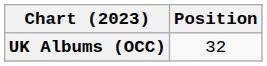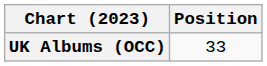(216, 47) 32 -> (216, 47) 33
